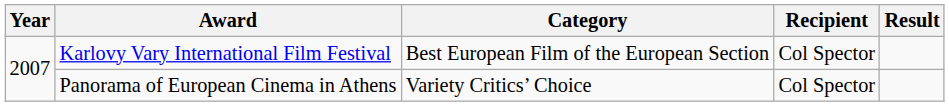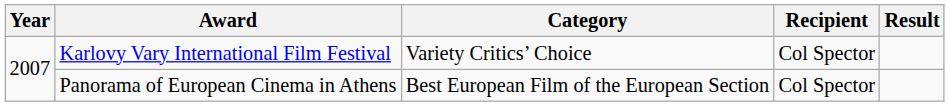(587, 52) Best European Film of the European Section -> (499, 52) Variety Critics’ Choice
(499, 85) Variety Critics’ Choice -> (587, 85) Best European Film of the European Section
